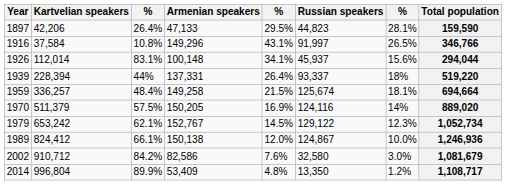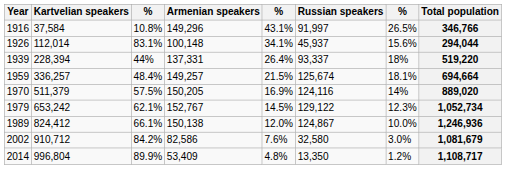- row: (18, 28)
(185, 92) 149,258 -> (185, 76) 149,257
